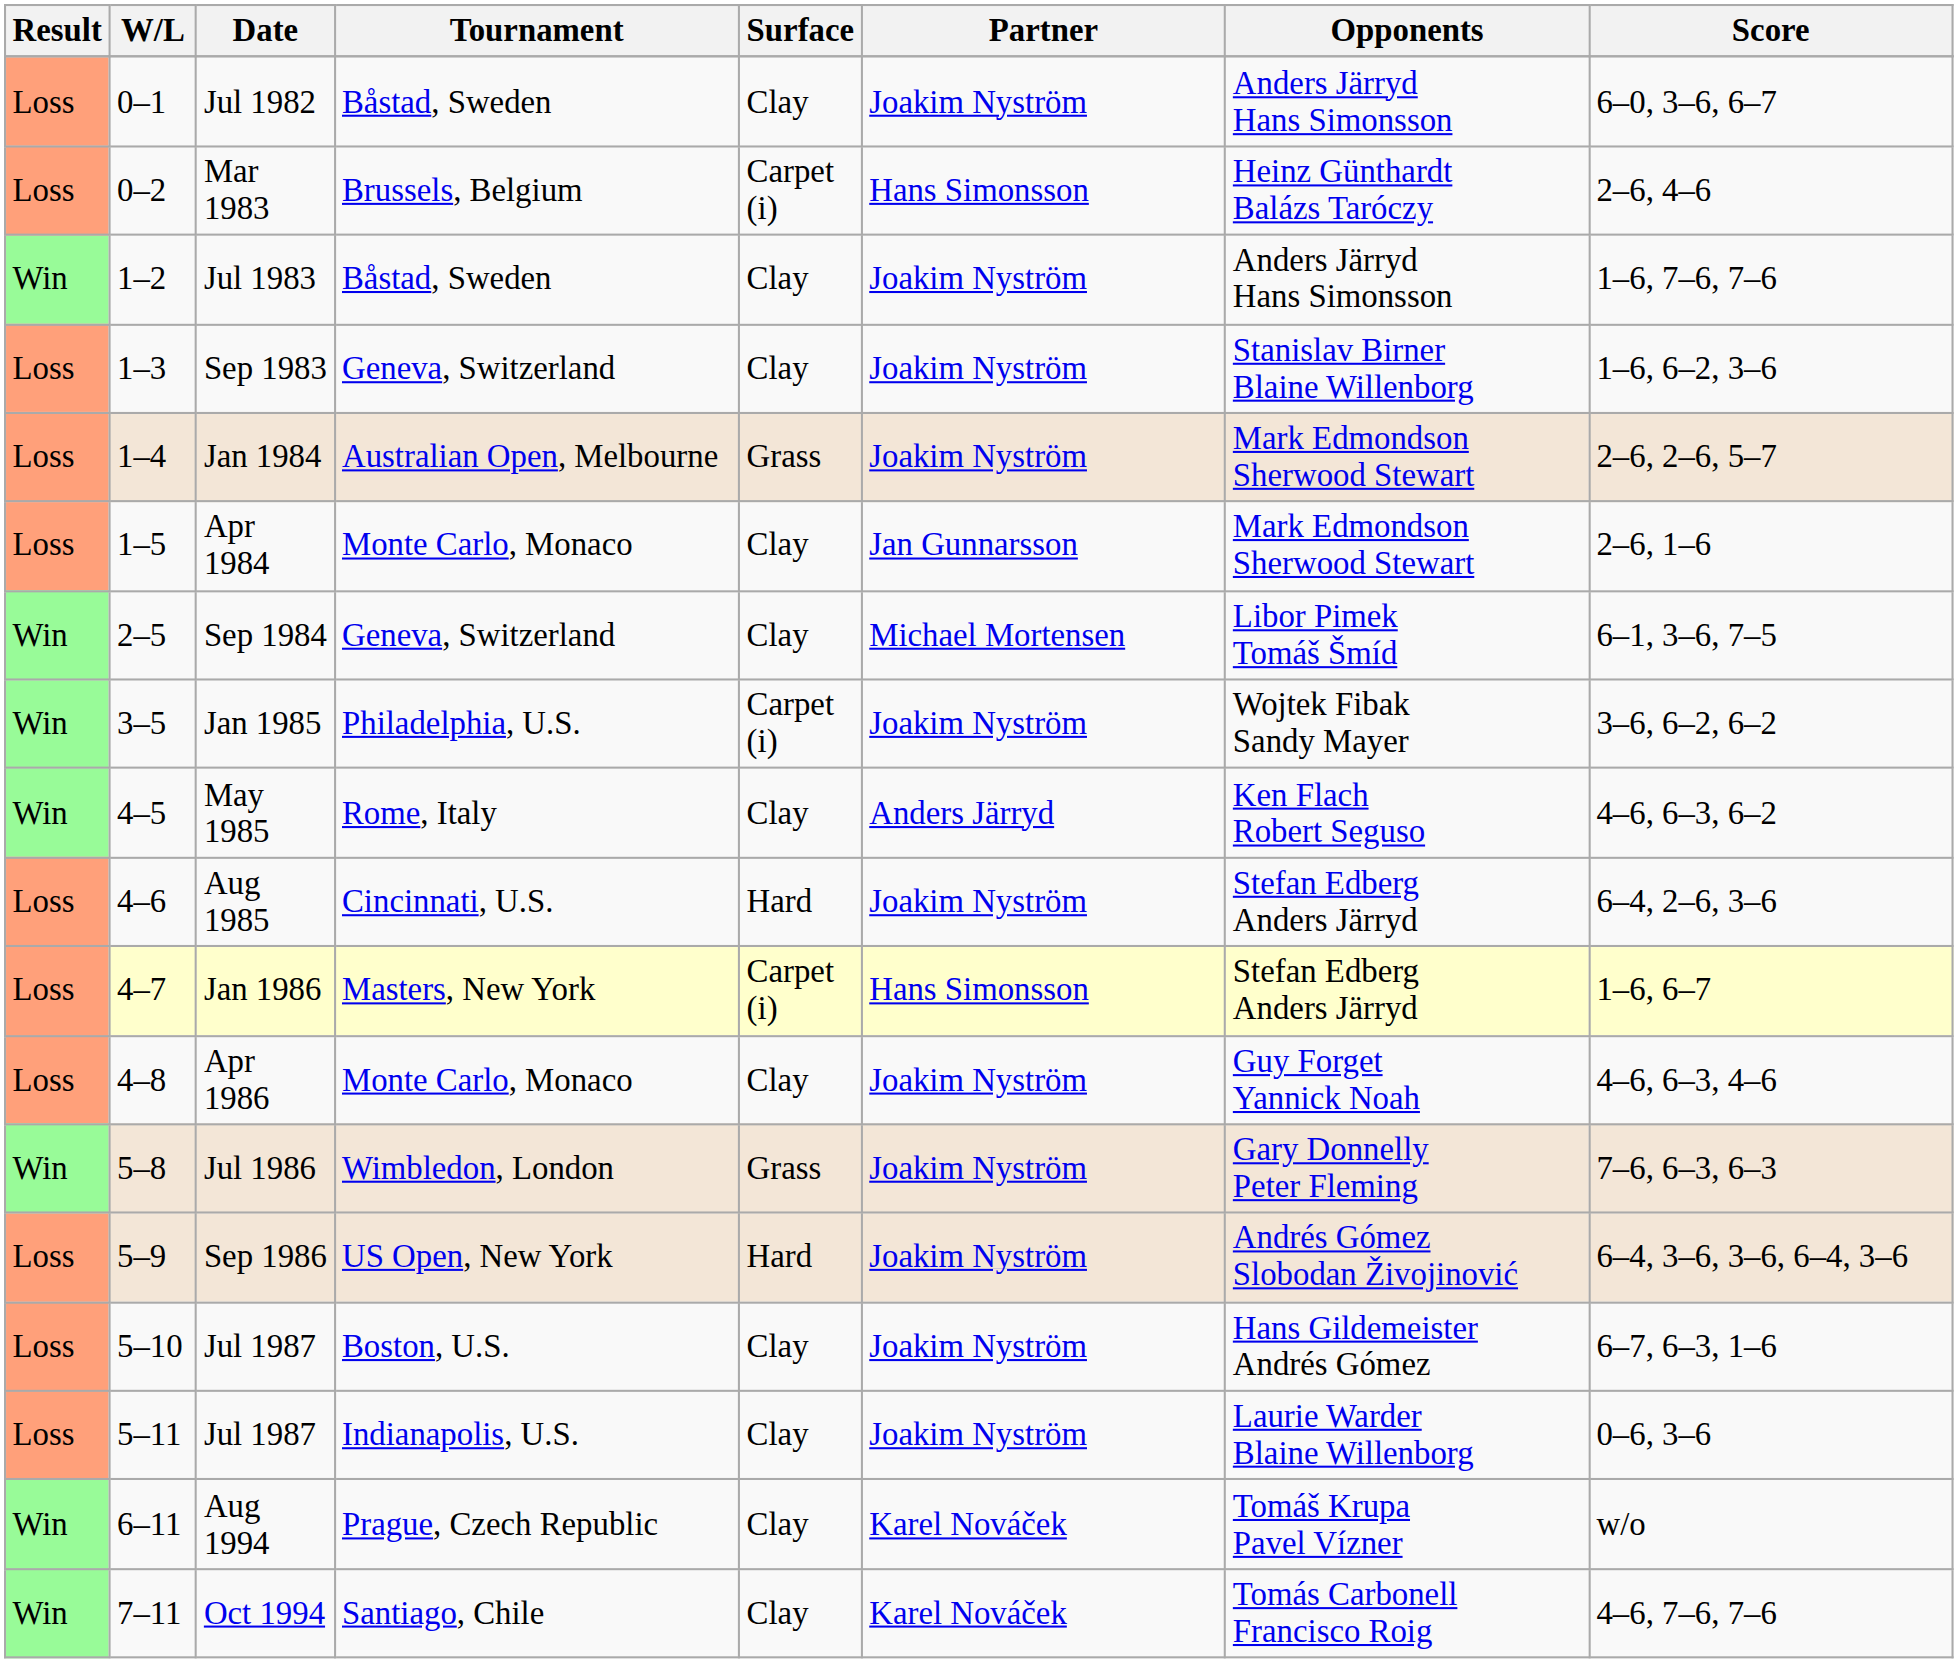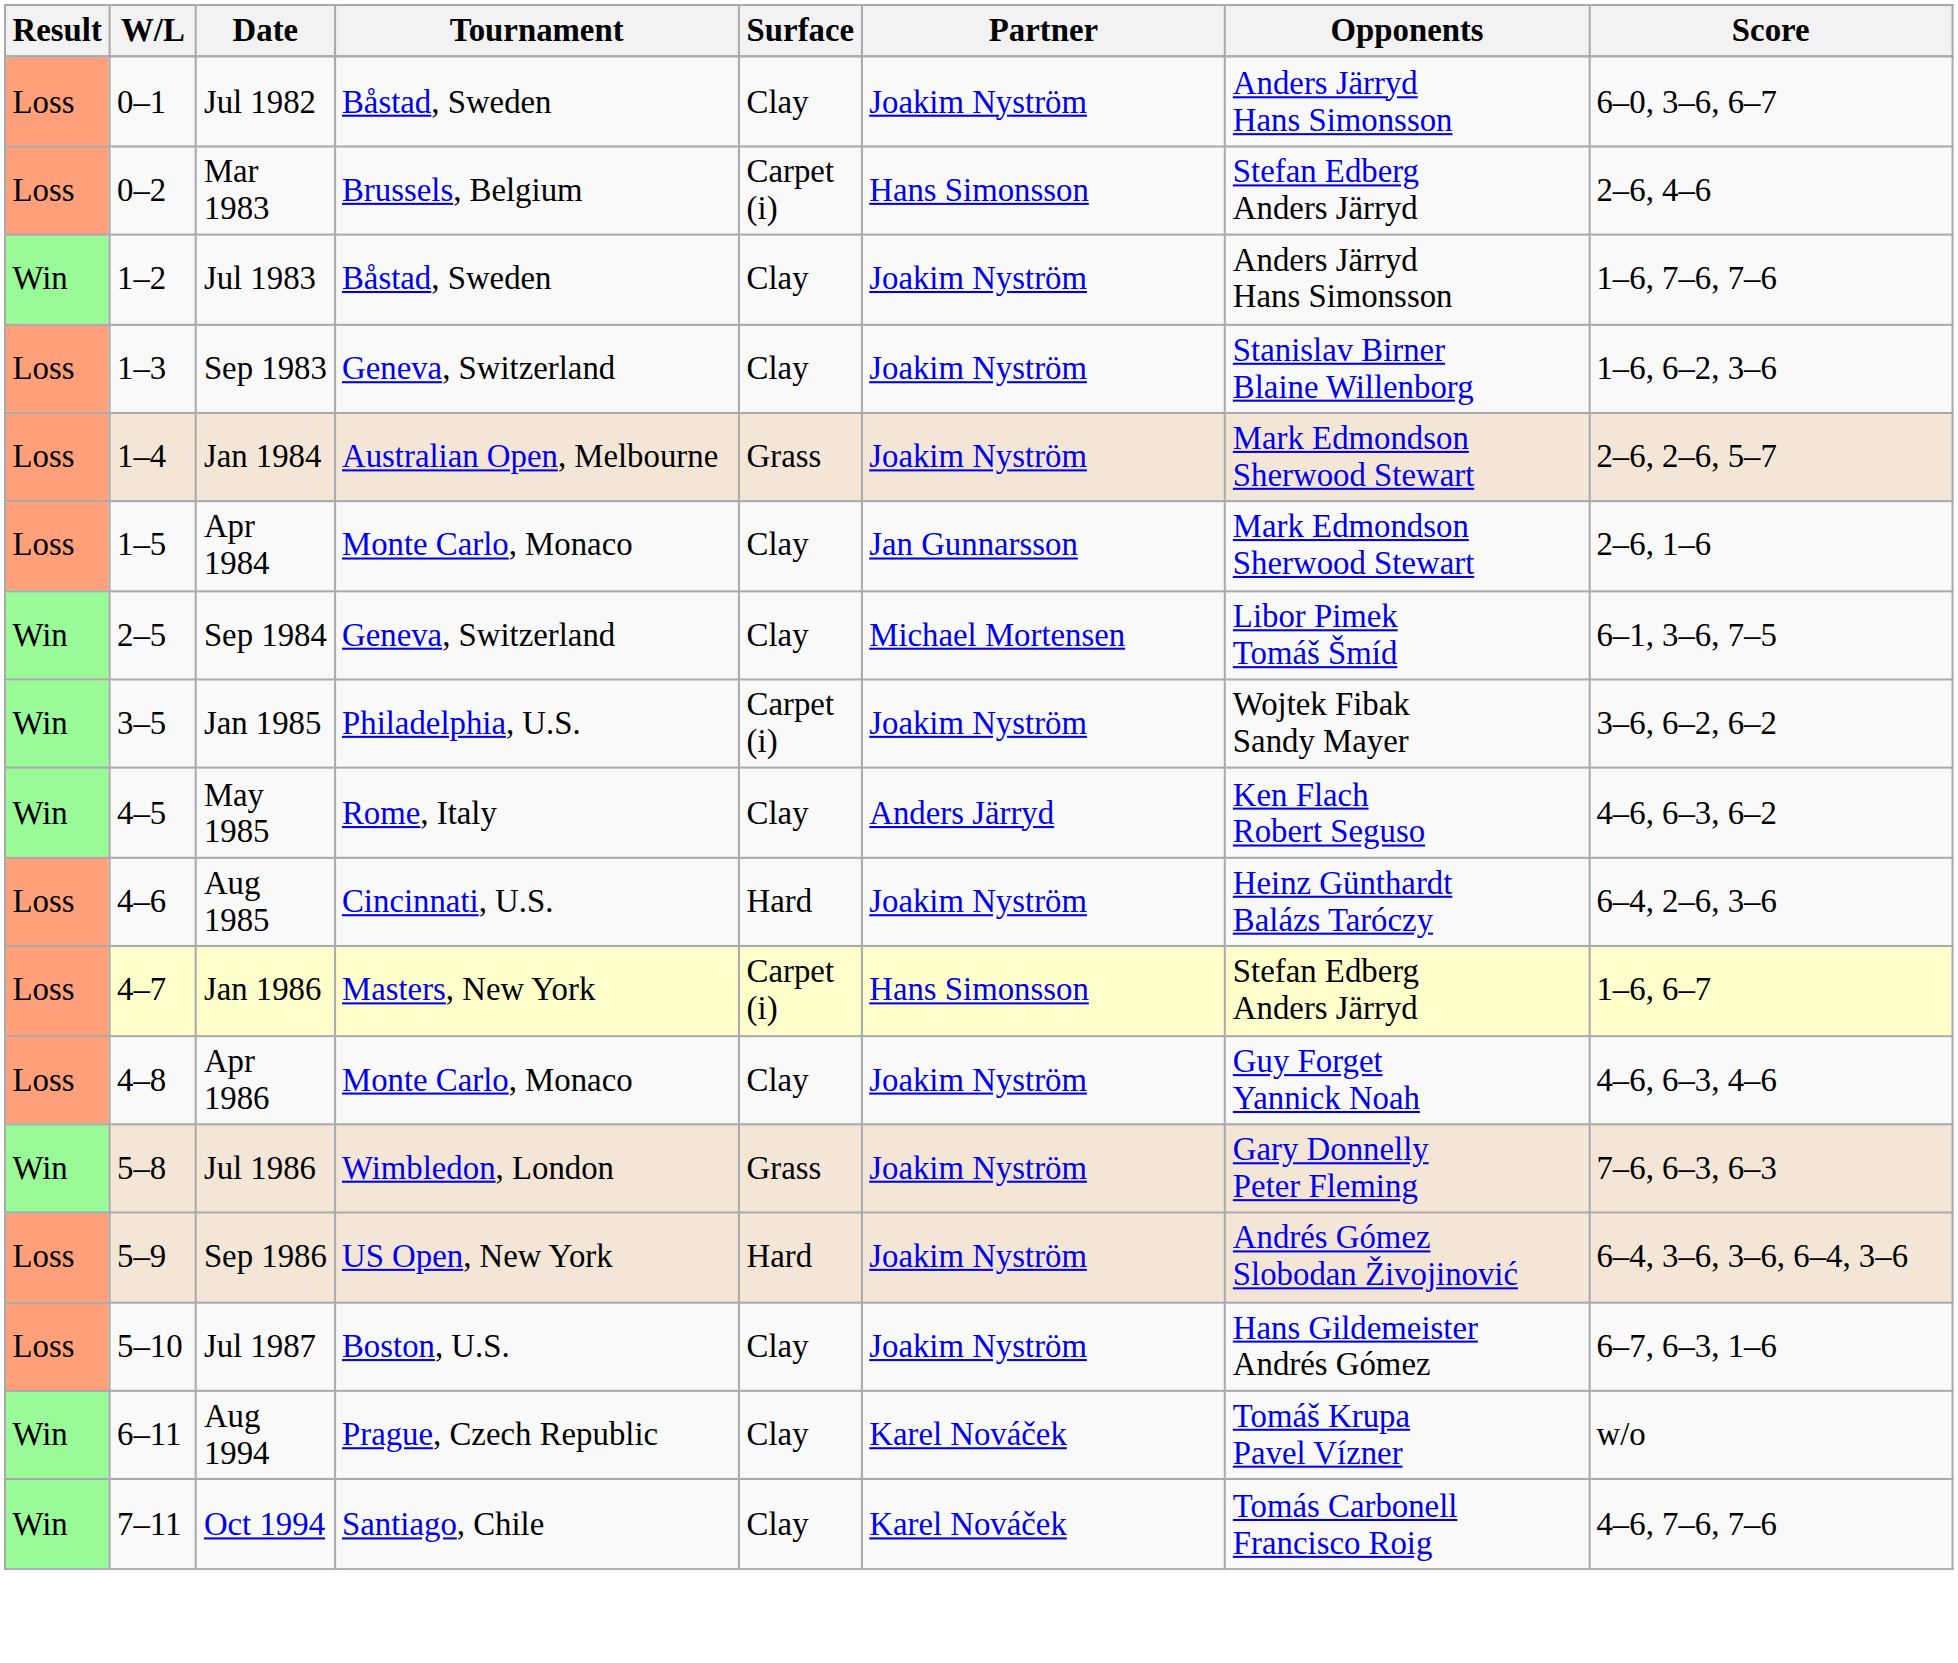(1343, 189) Heinz Günthardt Balázs Taróczy -> (1326, 189) Stefan Edberg Anders Järryd
(1326, 901) Stefan Edberg Anders Järryd -> (1343, 901) Heinz Günthardt Balázs Taróczy
- row: (149, 1434)
